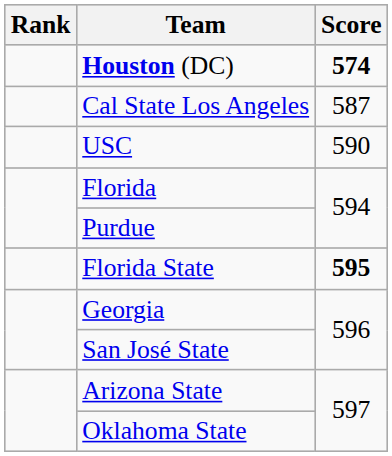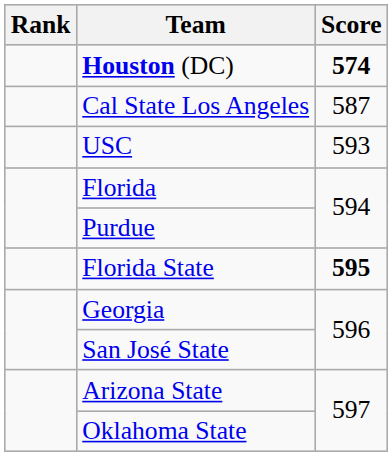(351, 146) 590 -> (351, 146) 593
